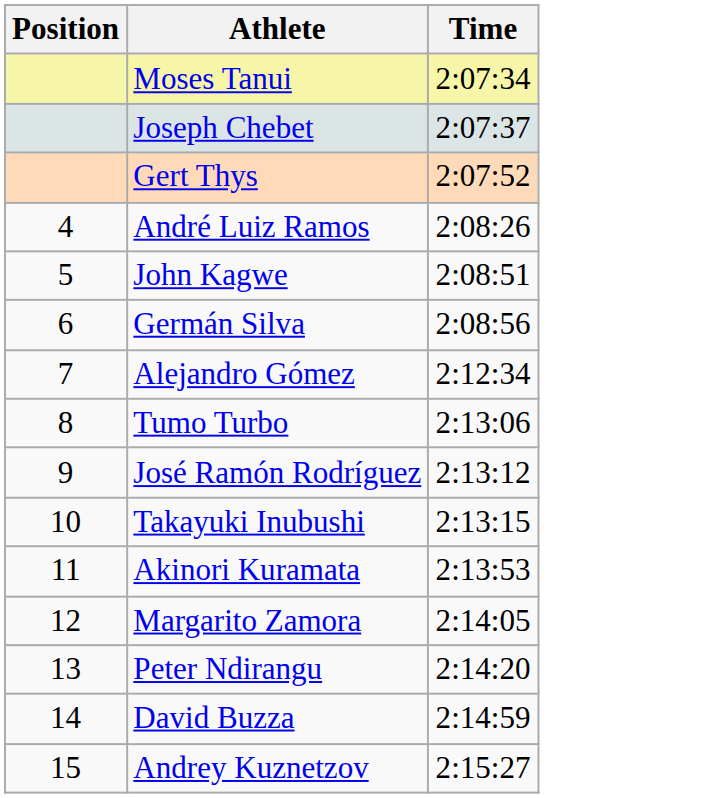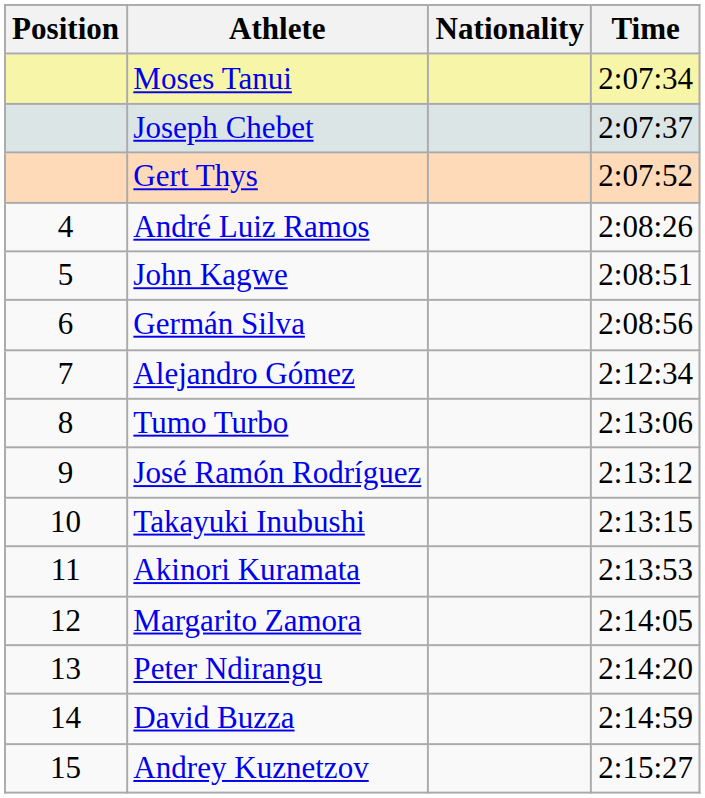+ column: (510, 29)
